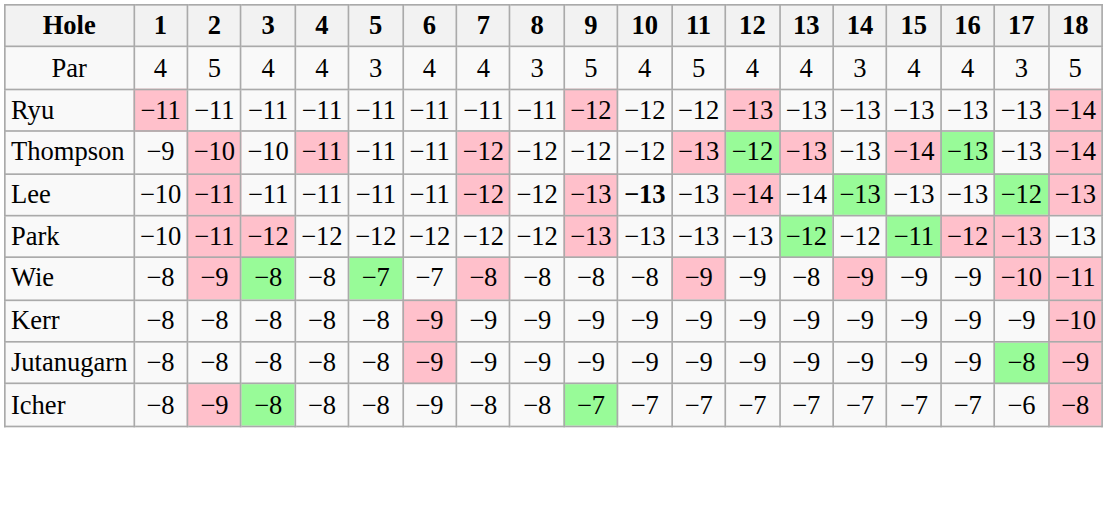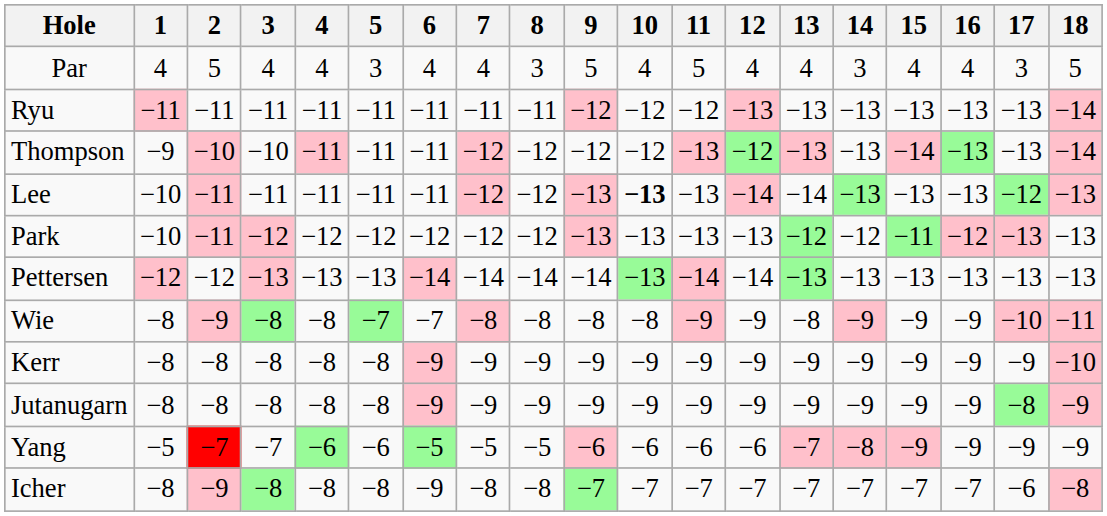+ row: (60, 278)
+ row: (38, 446)
